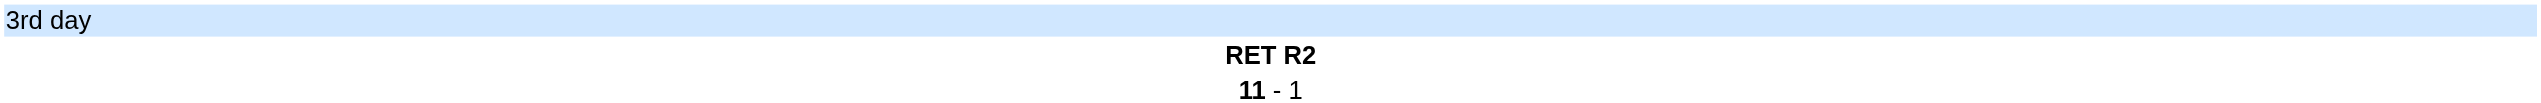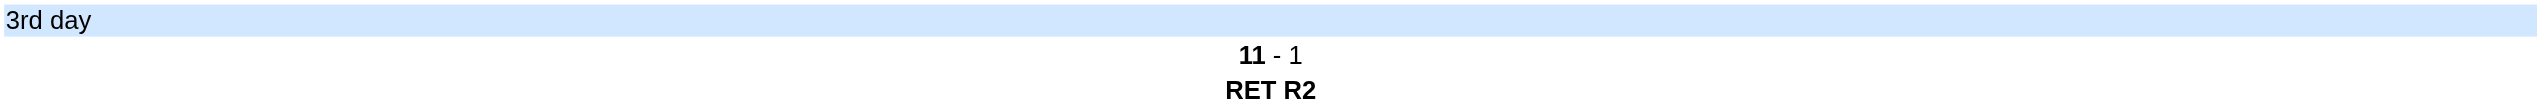rows swapped: (1271, 90) <-> (1271, 55)
